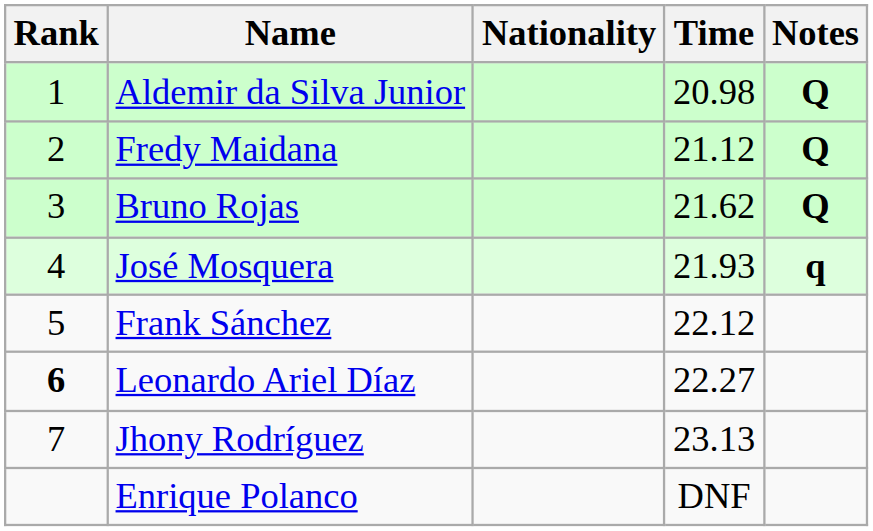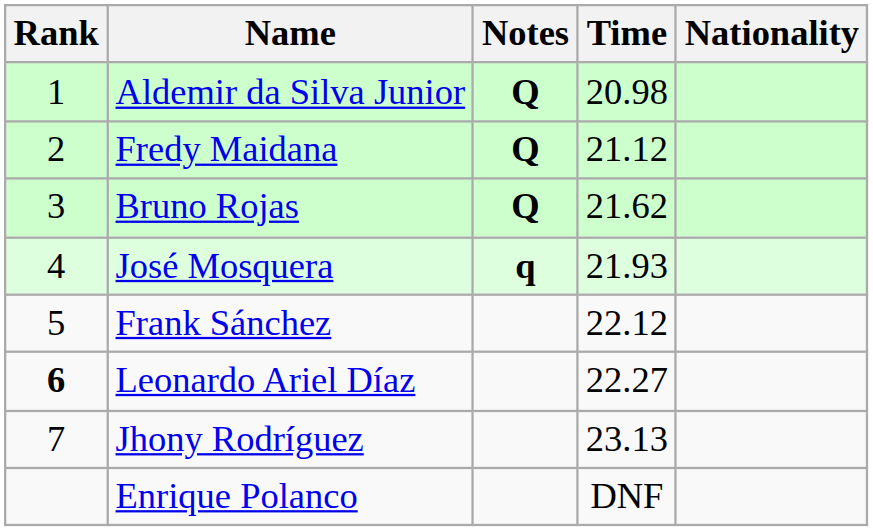columns swapped: (569, 33) <-> (816, 33)
